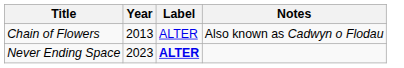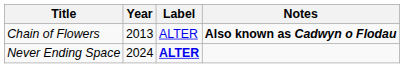(294, 33) normal -> (301, 33) bold
(140, 53) 2023 -> (140, 53) 2024
